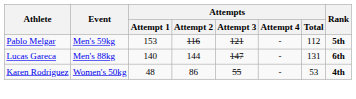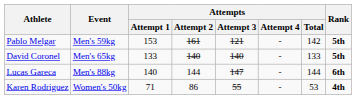(193, 42) 116 -> (193, 42) 161
(314, 42) 112 -> (314, 42) 142
+ row: (33, 57)
(314, 57) 131 -> (314, 72) 144
(150, 72) 48 -> (150, 87) 71
